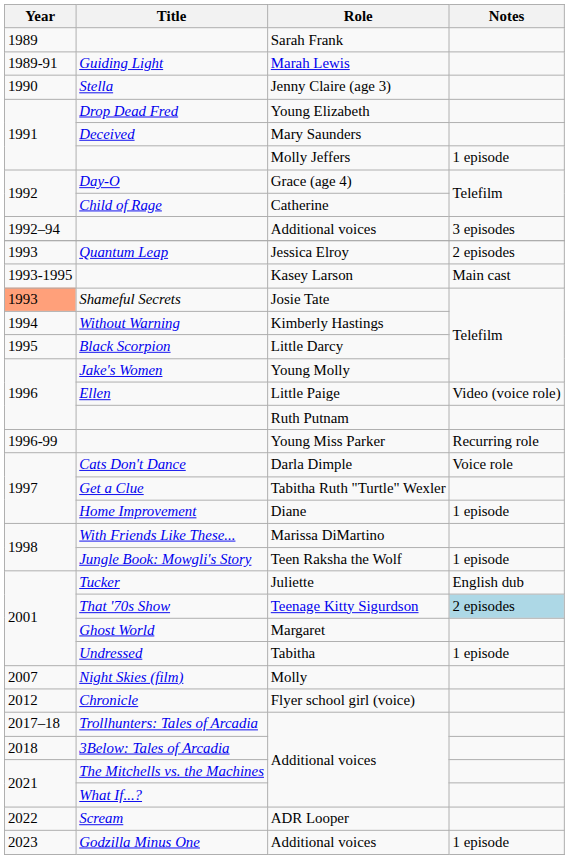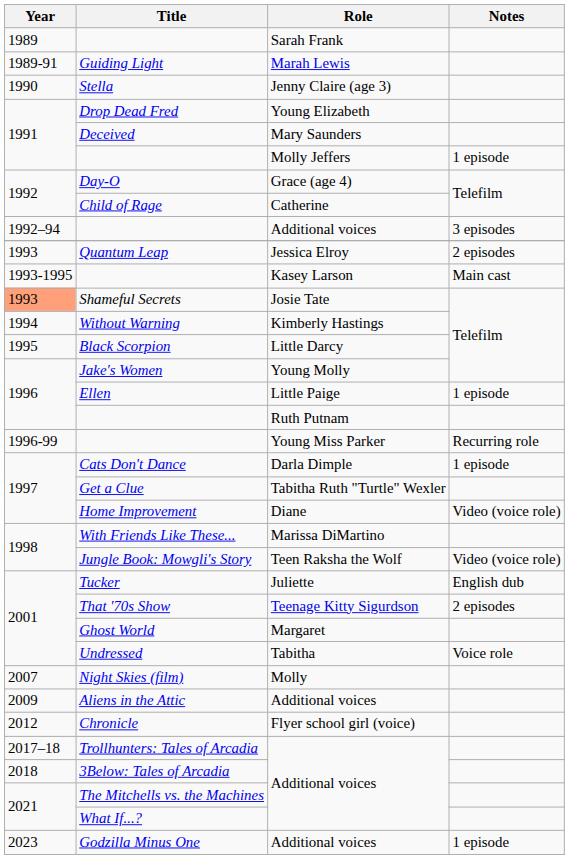(507, 393) Video (voice role) -> (481, 393) 1 episode
(483, 464) Voice role -> (481, 464) 1 episode
(481, 511) 1 episode -> (507, 511) Video (voice role)
(481, 559) 1 episode -> (507, 559) Video (voice role)
(484, 606) lightblue background -> (484, 606) no background
(481, 653) 1 episode -> (483, 653) Voice role
+ row: (132, 700)
- row: (101, 818)
